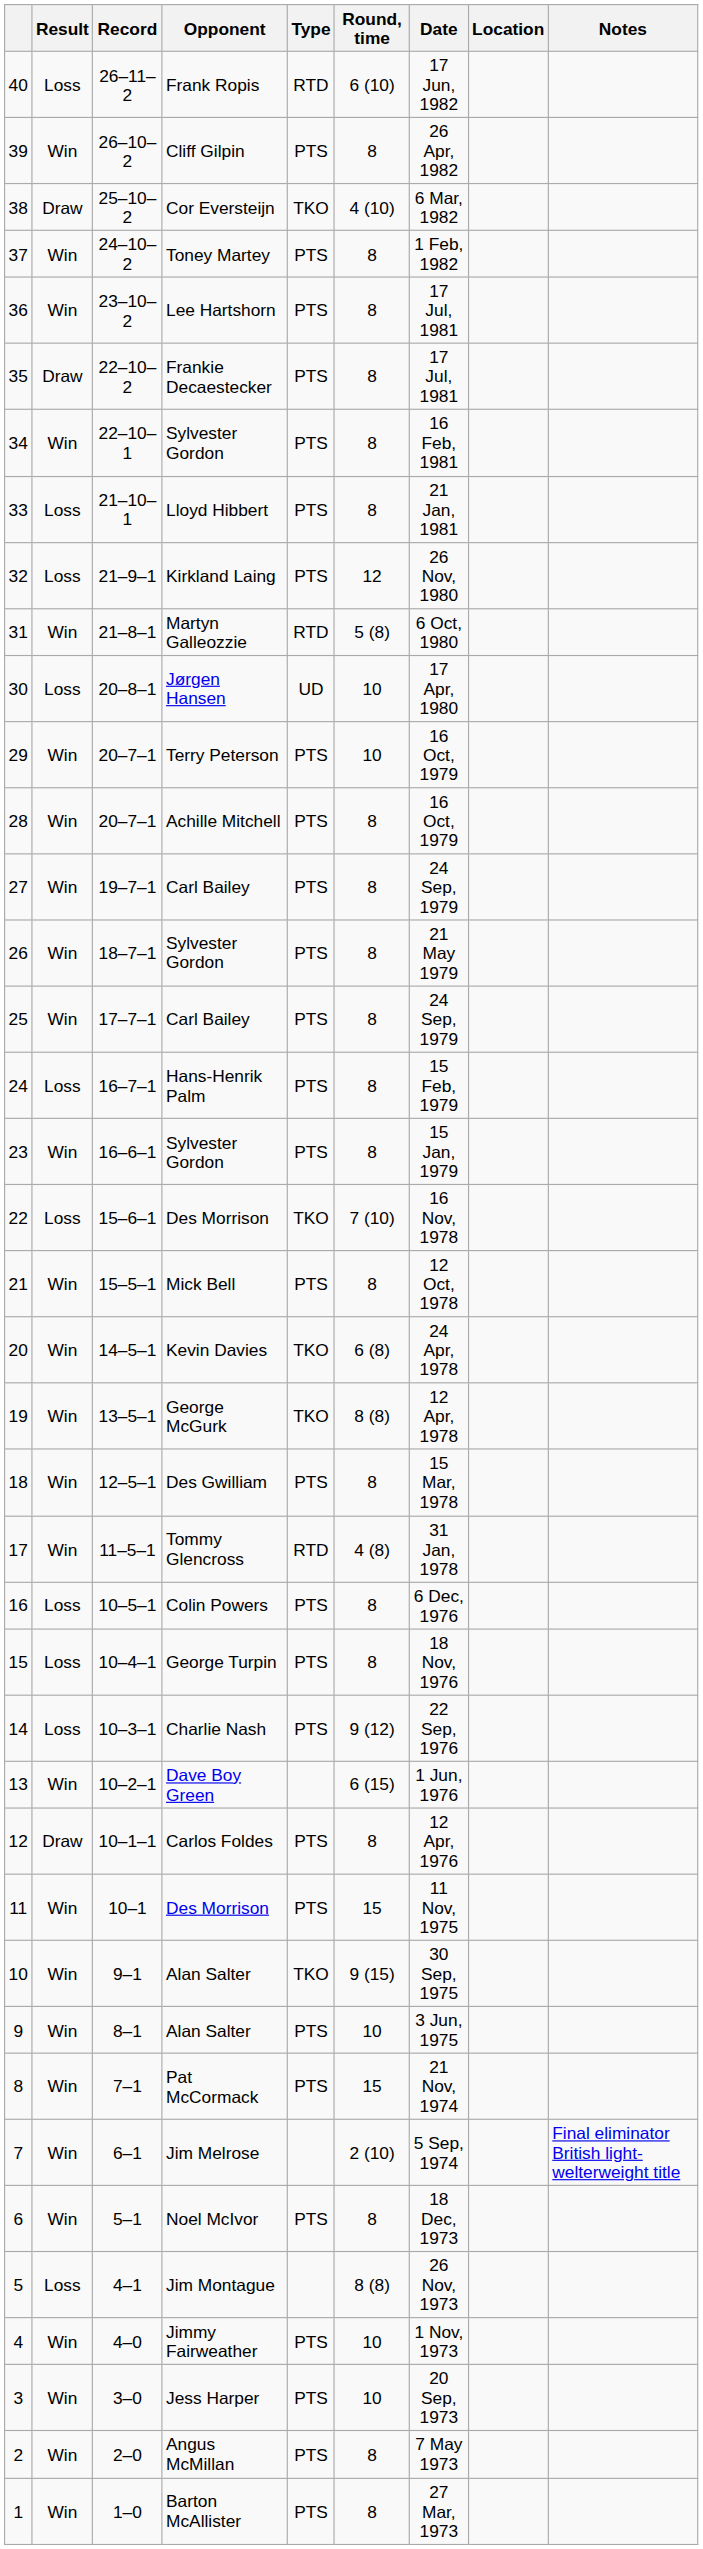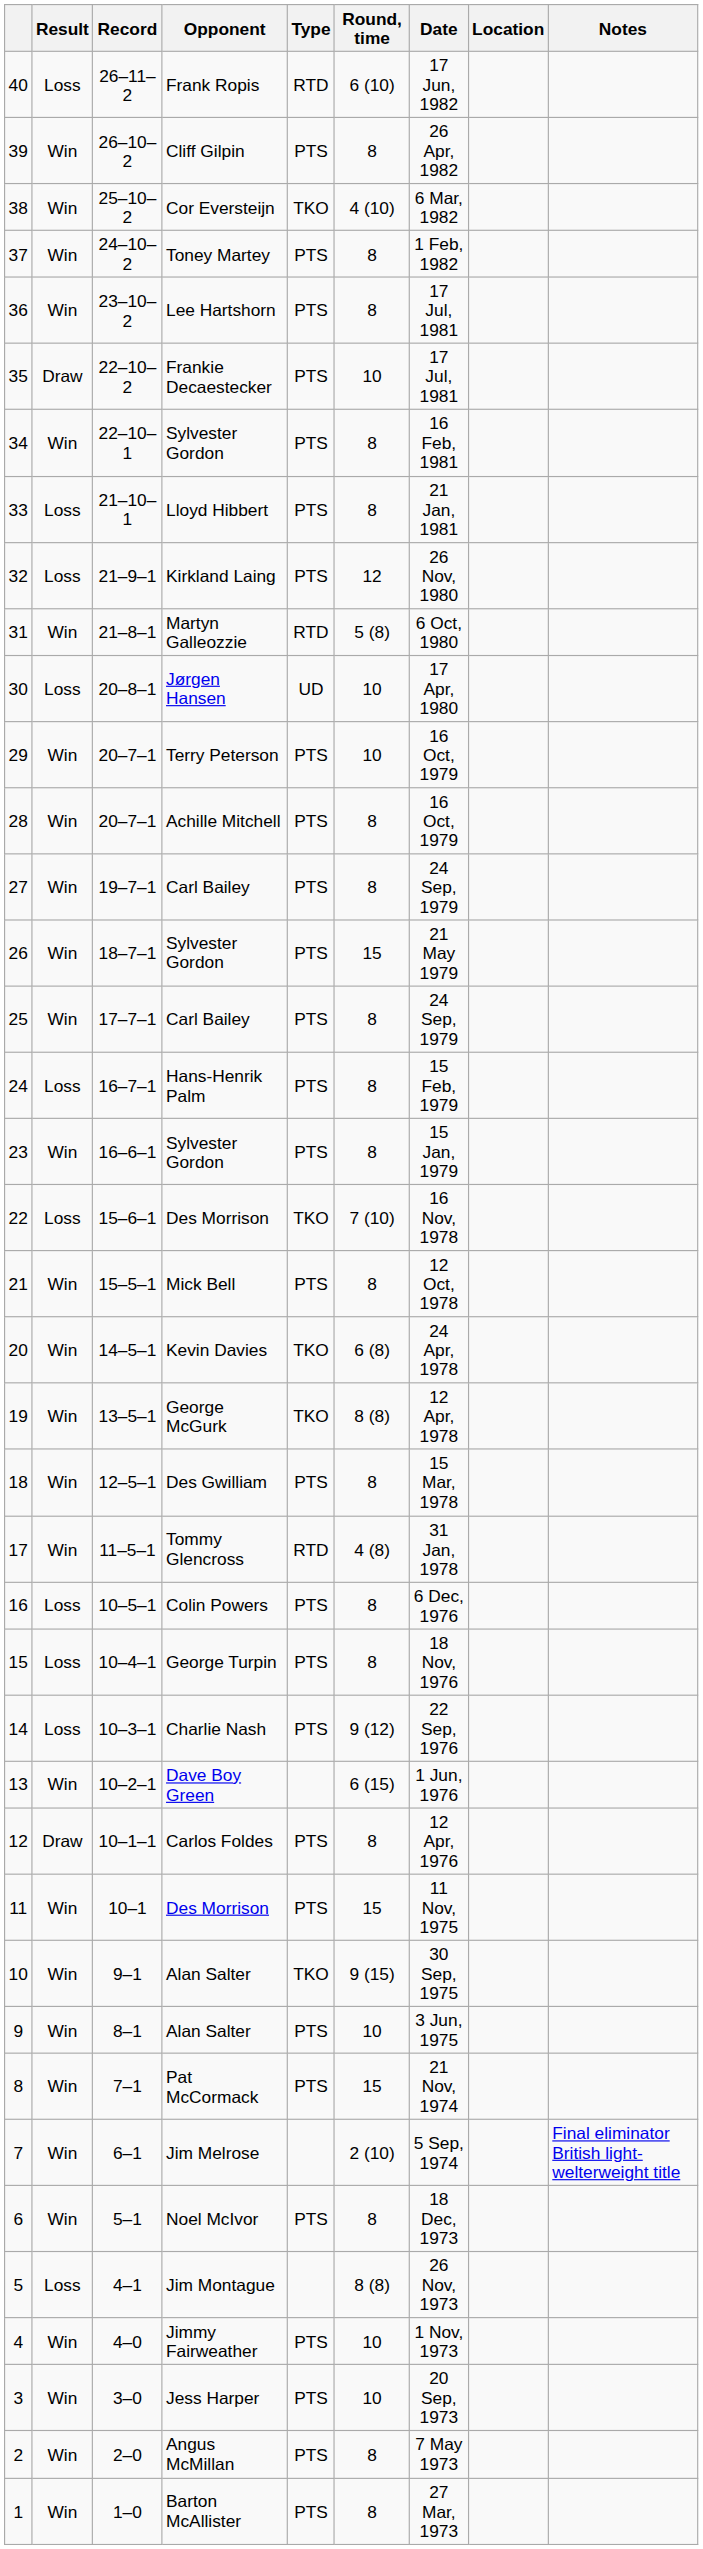(62, 207) Draw -> (62, 207) Win
(372, 377) 8 -> (372, 377) 10
(372, 953) 8 -> (372, 953) 15
